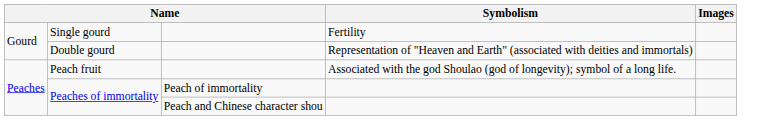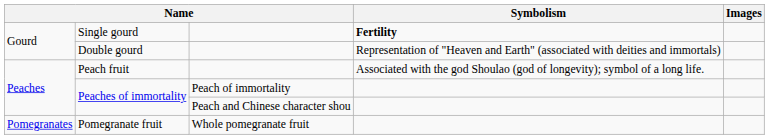(347, 32) normal -> (376, 32) bold
+ row: (120, 124)
